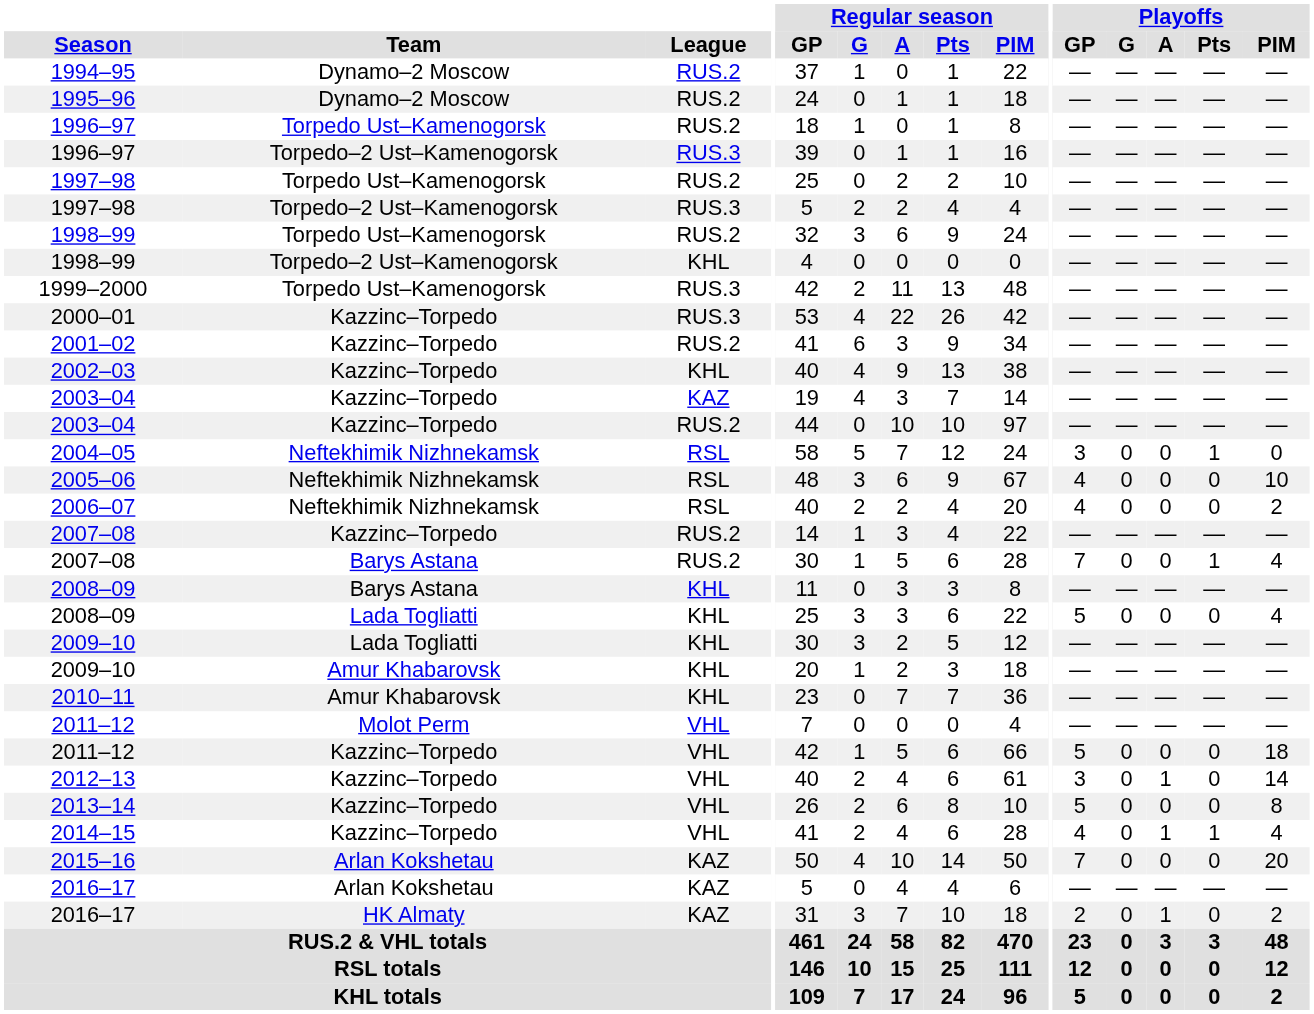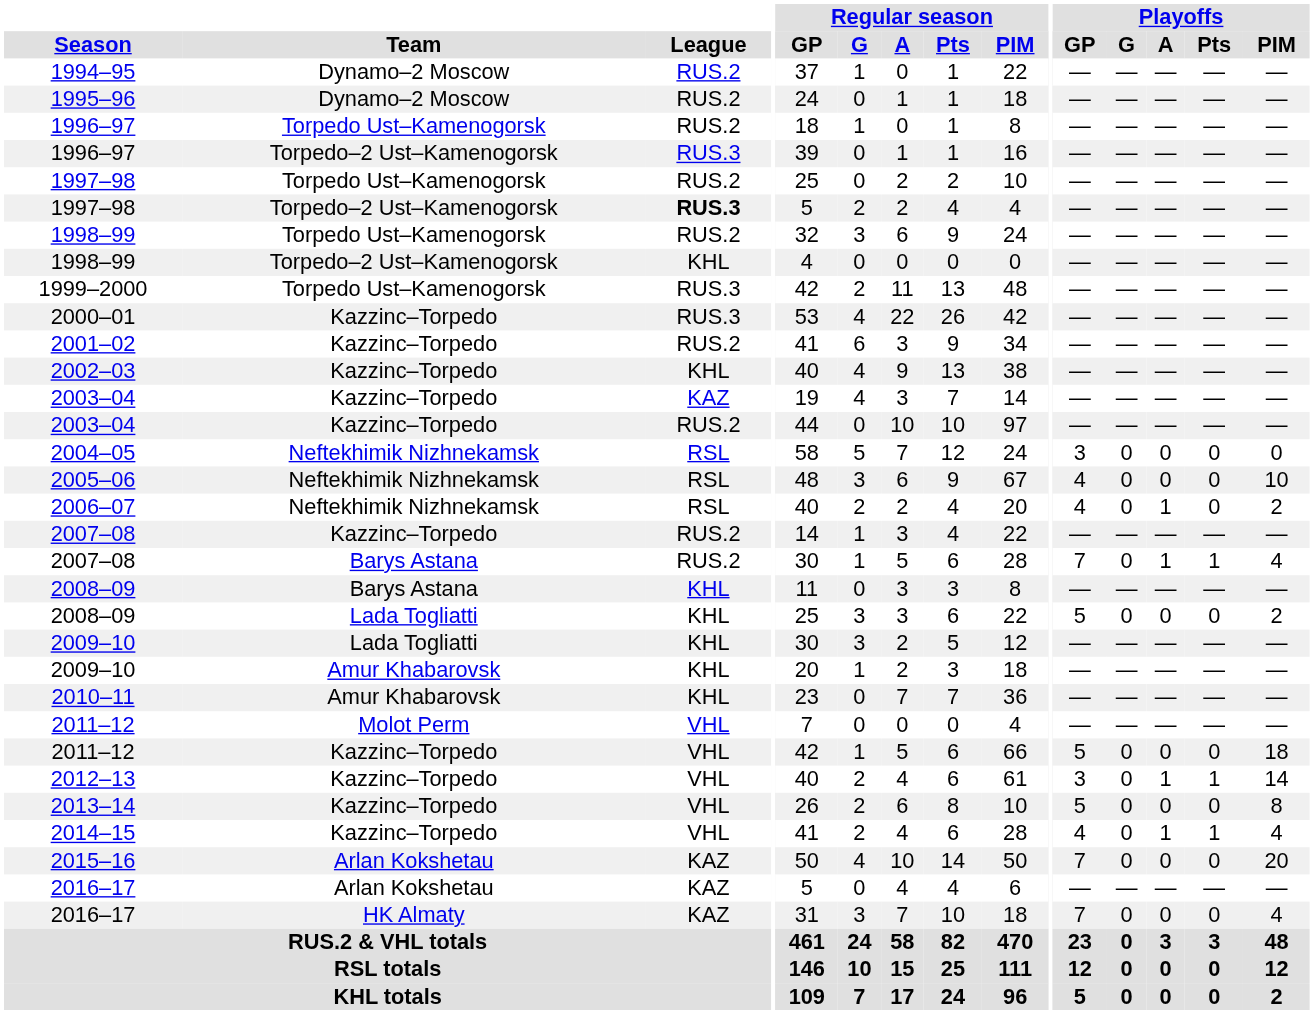(708, 207) normal -> (708, 207) bold
(1214, 452) 1 -> (1214, 452) 0
(1166, 507) 0 -> (1166, 507) 1
(1166, 561) 0 -> (1166, 561) 1
(1277, 615) 4 -> (1277, 615) 2
(1214, 779) 0 -> (1214, 779) 1
(1080, 915) 2 -> (1080, 915) 7
(1166, 915) 1 -> (1166, 915) 0
(1277, 915) 2 -> (1277, 915) 4
